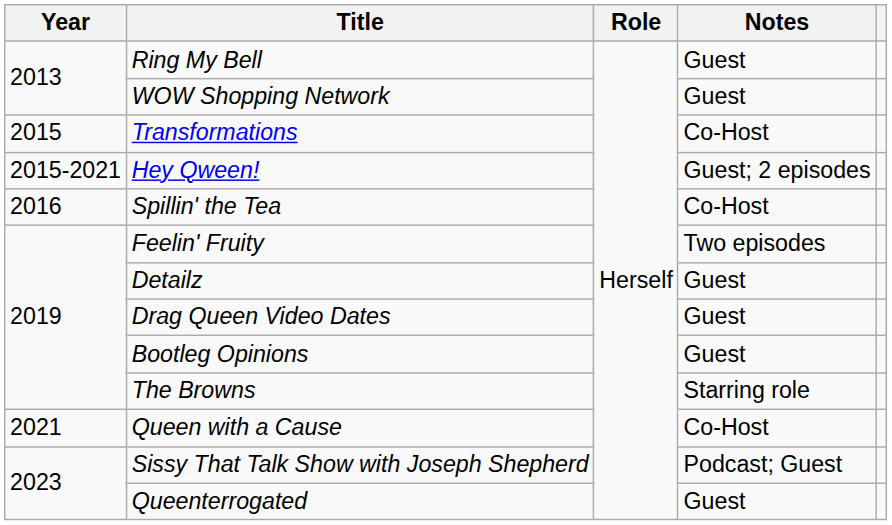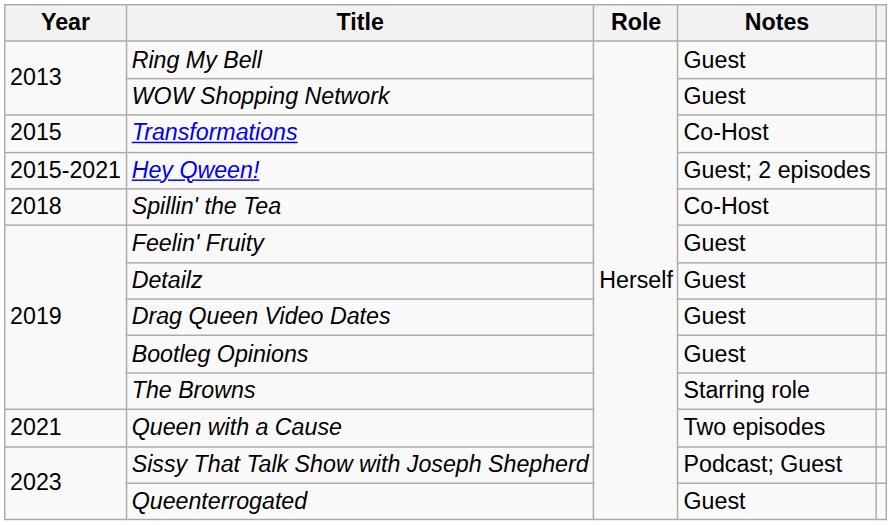(36, 206) 2016 -> (36, 206) 2018
(754, 243) Two episodes -> (715, 243) Guest
(726, 427) Co-Host -> (754, 427) Two episodes
